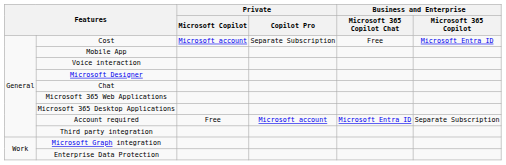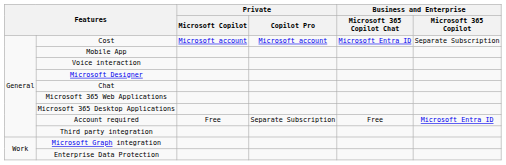(293, 41) Separate Subscription -> (293, 41) Microsoft account
(375, 41) Free -> (375, 41) Microsoft Entra ID
(457, 41) Microsoft Entra ID -> (457, 41) Separate Subscription
(293, 120) Microsoft account -> (293, 120) Separate Subscription
(375, 120) Microsoft Entra ID -> (375, 120) Free
(457, 120) Separate Subscription -> (457, 120) Microsoft Entra ID
